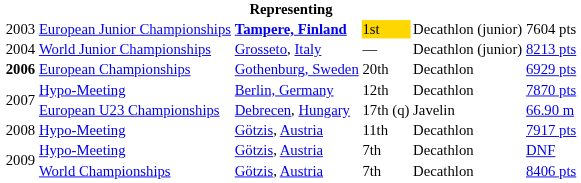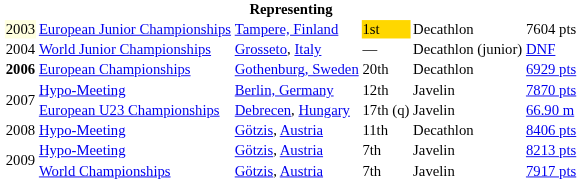(20, 29) no background -> (20, 29) lightyellow background
(291, 29) bold -> (287, 29) normal
(468, 29) Decathlon (junior) -> (443, 29) Decathlon
(551, 49) 8213 pts -> (541, 49) DNF
(443, 90) Decathlon -> (434, 90) Javelin
(551, 130) 7917 pts -> (551, 130) 8406 pts
(443, 150) Decathlon -> (434, 150) Javelin
(541, 150) DNF -> (551, 150) 8213 pts
(443, 171) Decathlon -> (434, 171) Javelin
(551, 171) 8406 pts -> (551, 171) 7917 pts
